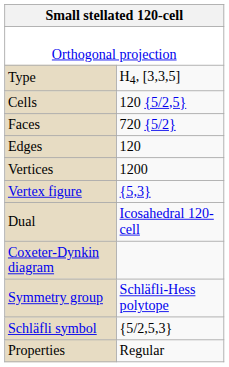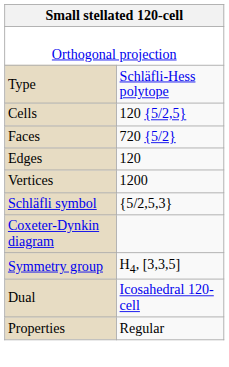(150, 78) H4, [3,3,5] -> (158, 84) Schläfli-Hess polytope
- row: (45, 191)
rows swapped: (52, 328) <-> (22, 221)
(158, 298) Schläfli-Hess polytope -> (150, 266) H4, [3,3,5]
